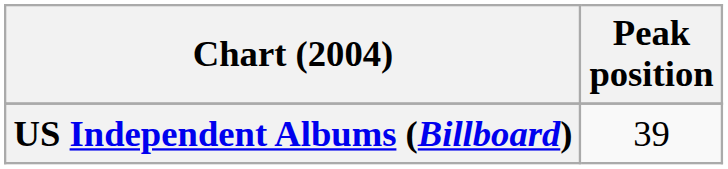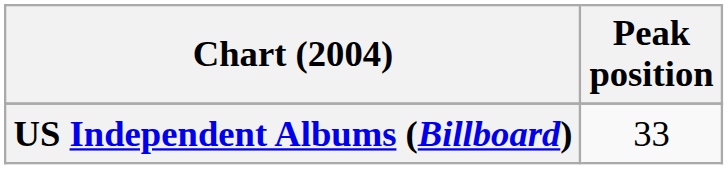(651, 132) 39 -> (651, 132) 33
